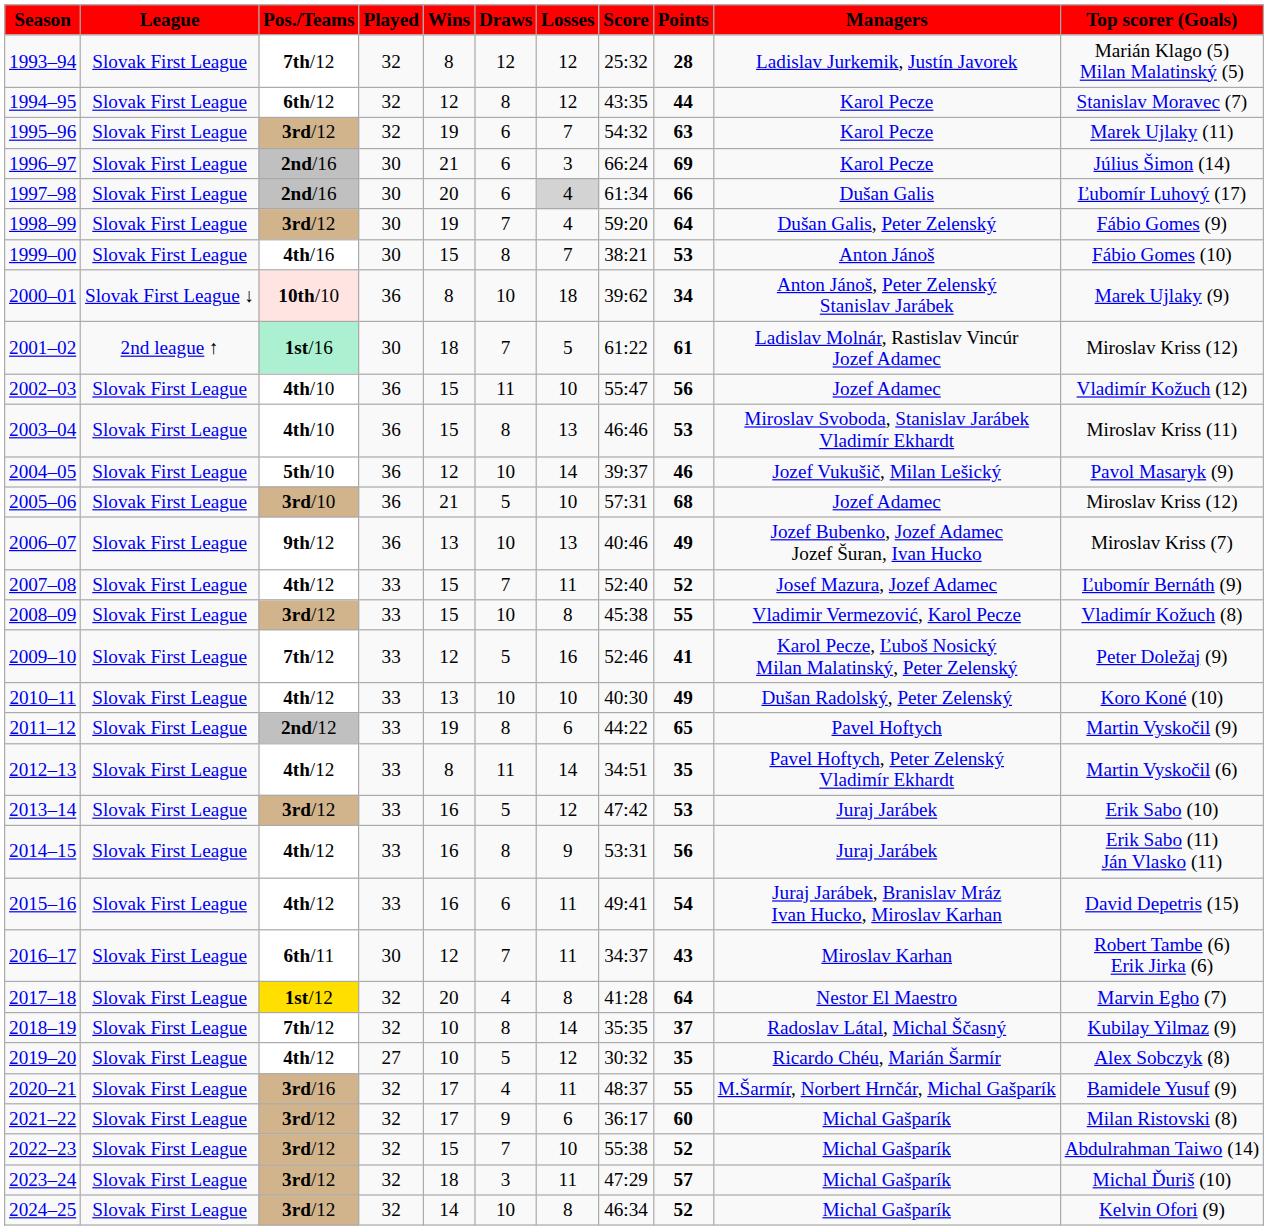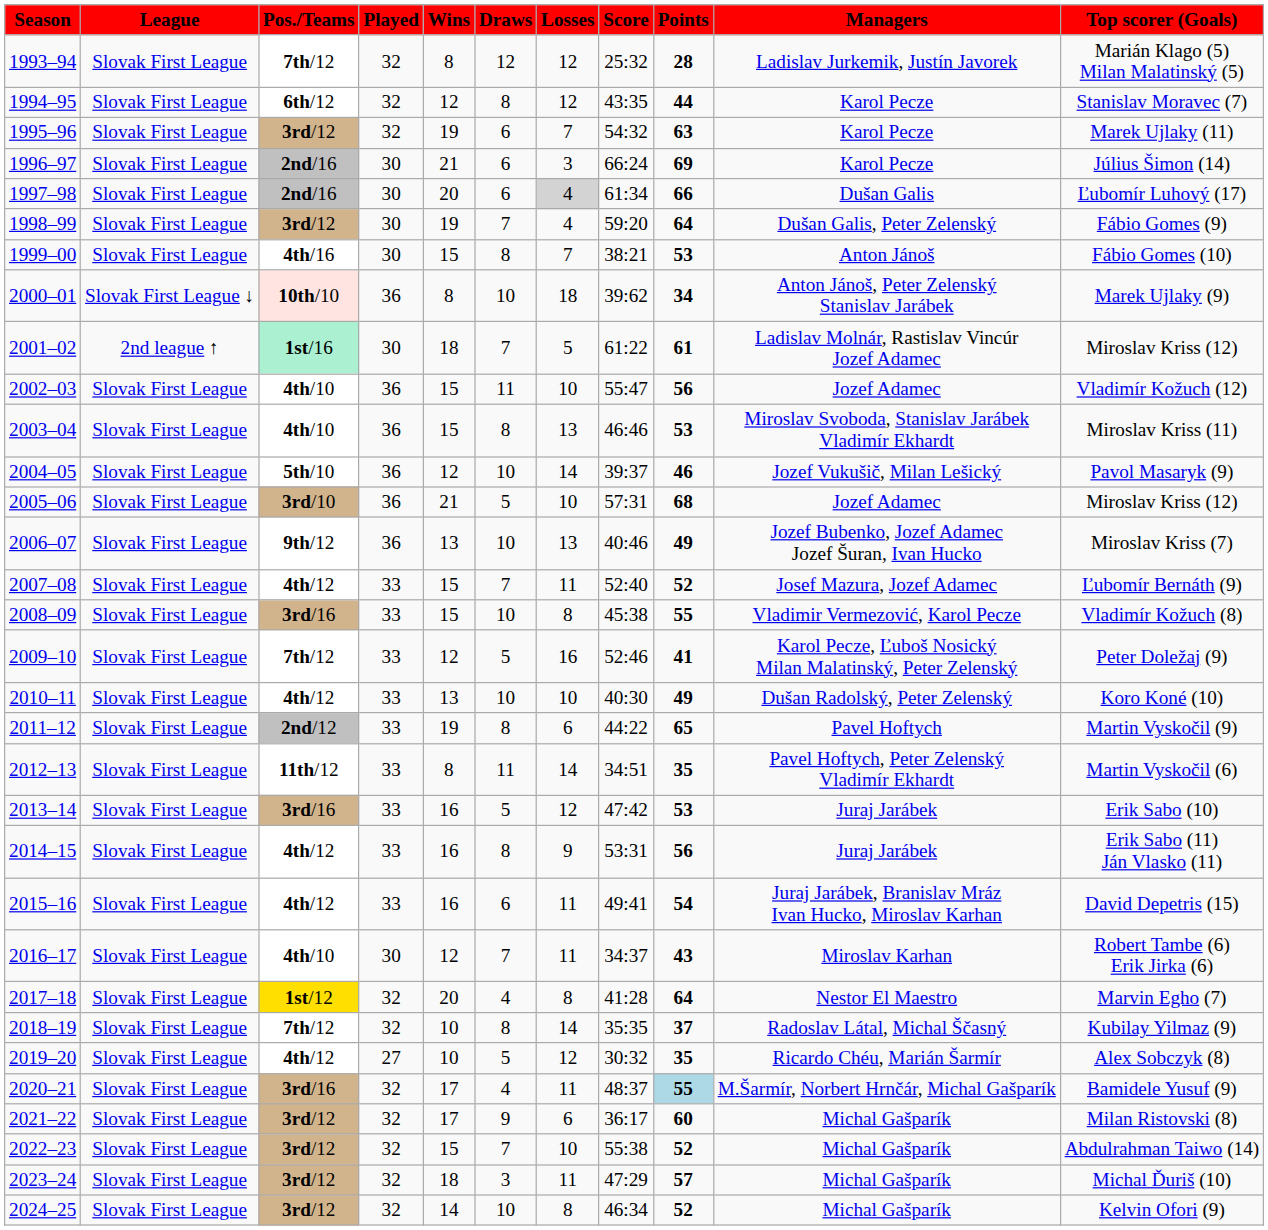(309, 614) 3rd/12 -> (309, 614) 3rd/16
(309, 769) 4th/12 -> (309, 769) 11th/12
(309, 810) 3rd/12 -> (309, 810) 3rd/16
(309, 955) 6th/11 -> (309, 955) 4th/10
(683, 1088) no background -> (683, 1088) lightblue background
